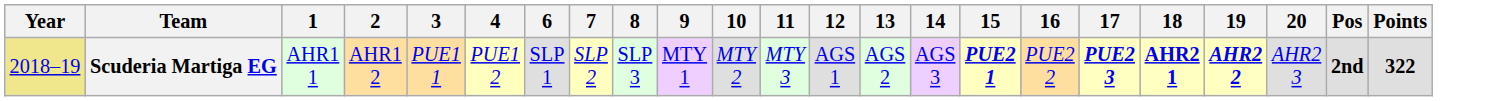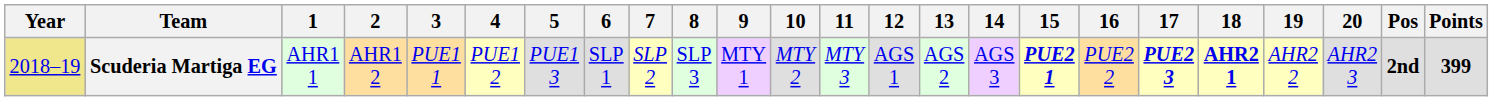+ column: (554, 20)
(1236, 66) bold -> (1293, 66) normal
(1400, 66) 322 -> (1456, 66) 399
